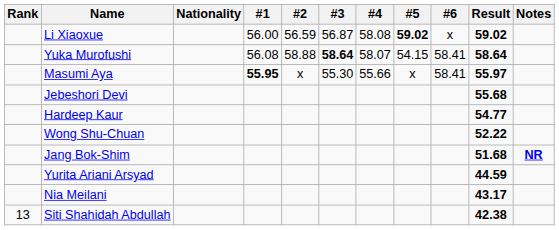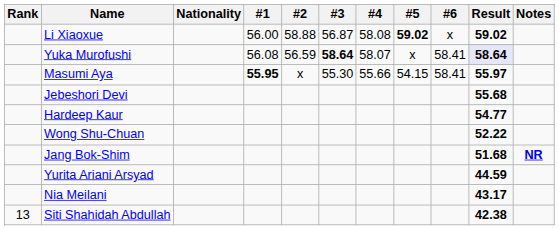(300, 34) 56.59 -> (300, 34) 58.88
(300, 54) 58.88 -> (300, 54) 56.59
(412, 54) 54.15 -> (412, 54) x
(491, 54) no background -> (491, 54) lavender background
(412, 74) x -> (412, 74) 54.15
